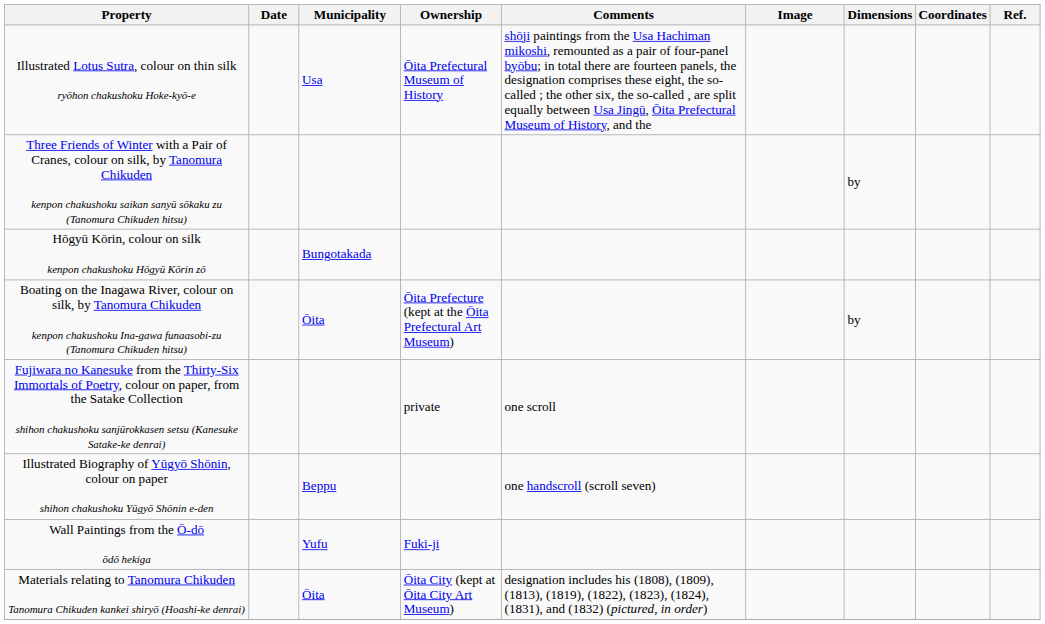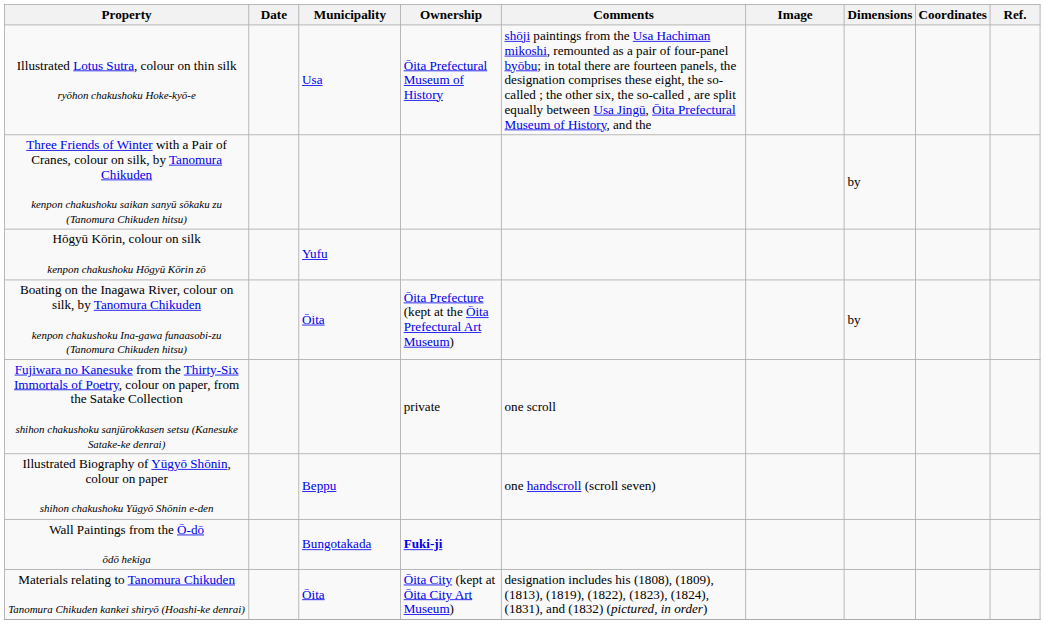(337, 254) Bungotakada -> (315, 254) Yufu
(315, 544) Yufu -> (337, 544) Bungotakada
(422, 544) normal -> (423, 544) bold
